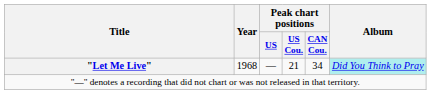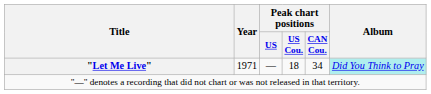(247, 66) 1968 -> (247, 66) 1971
(294, 66) 21 -> (294, 66) 18
